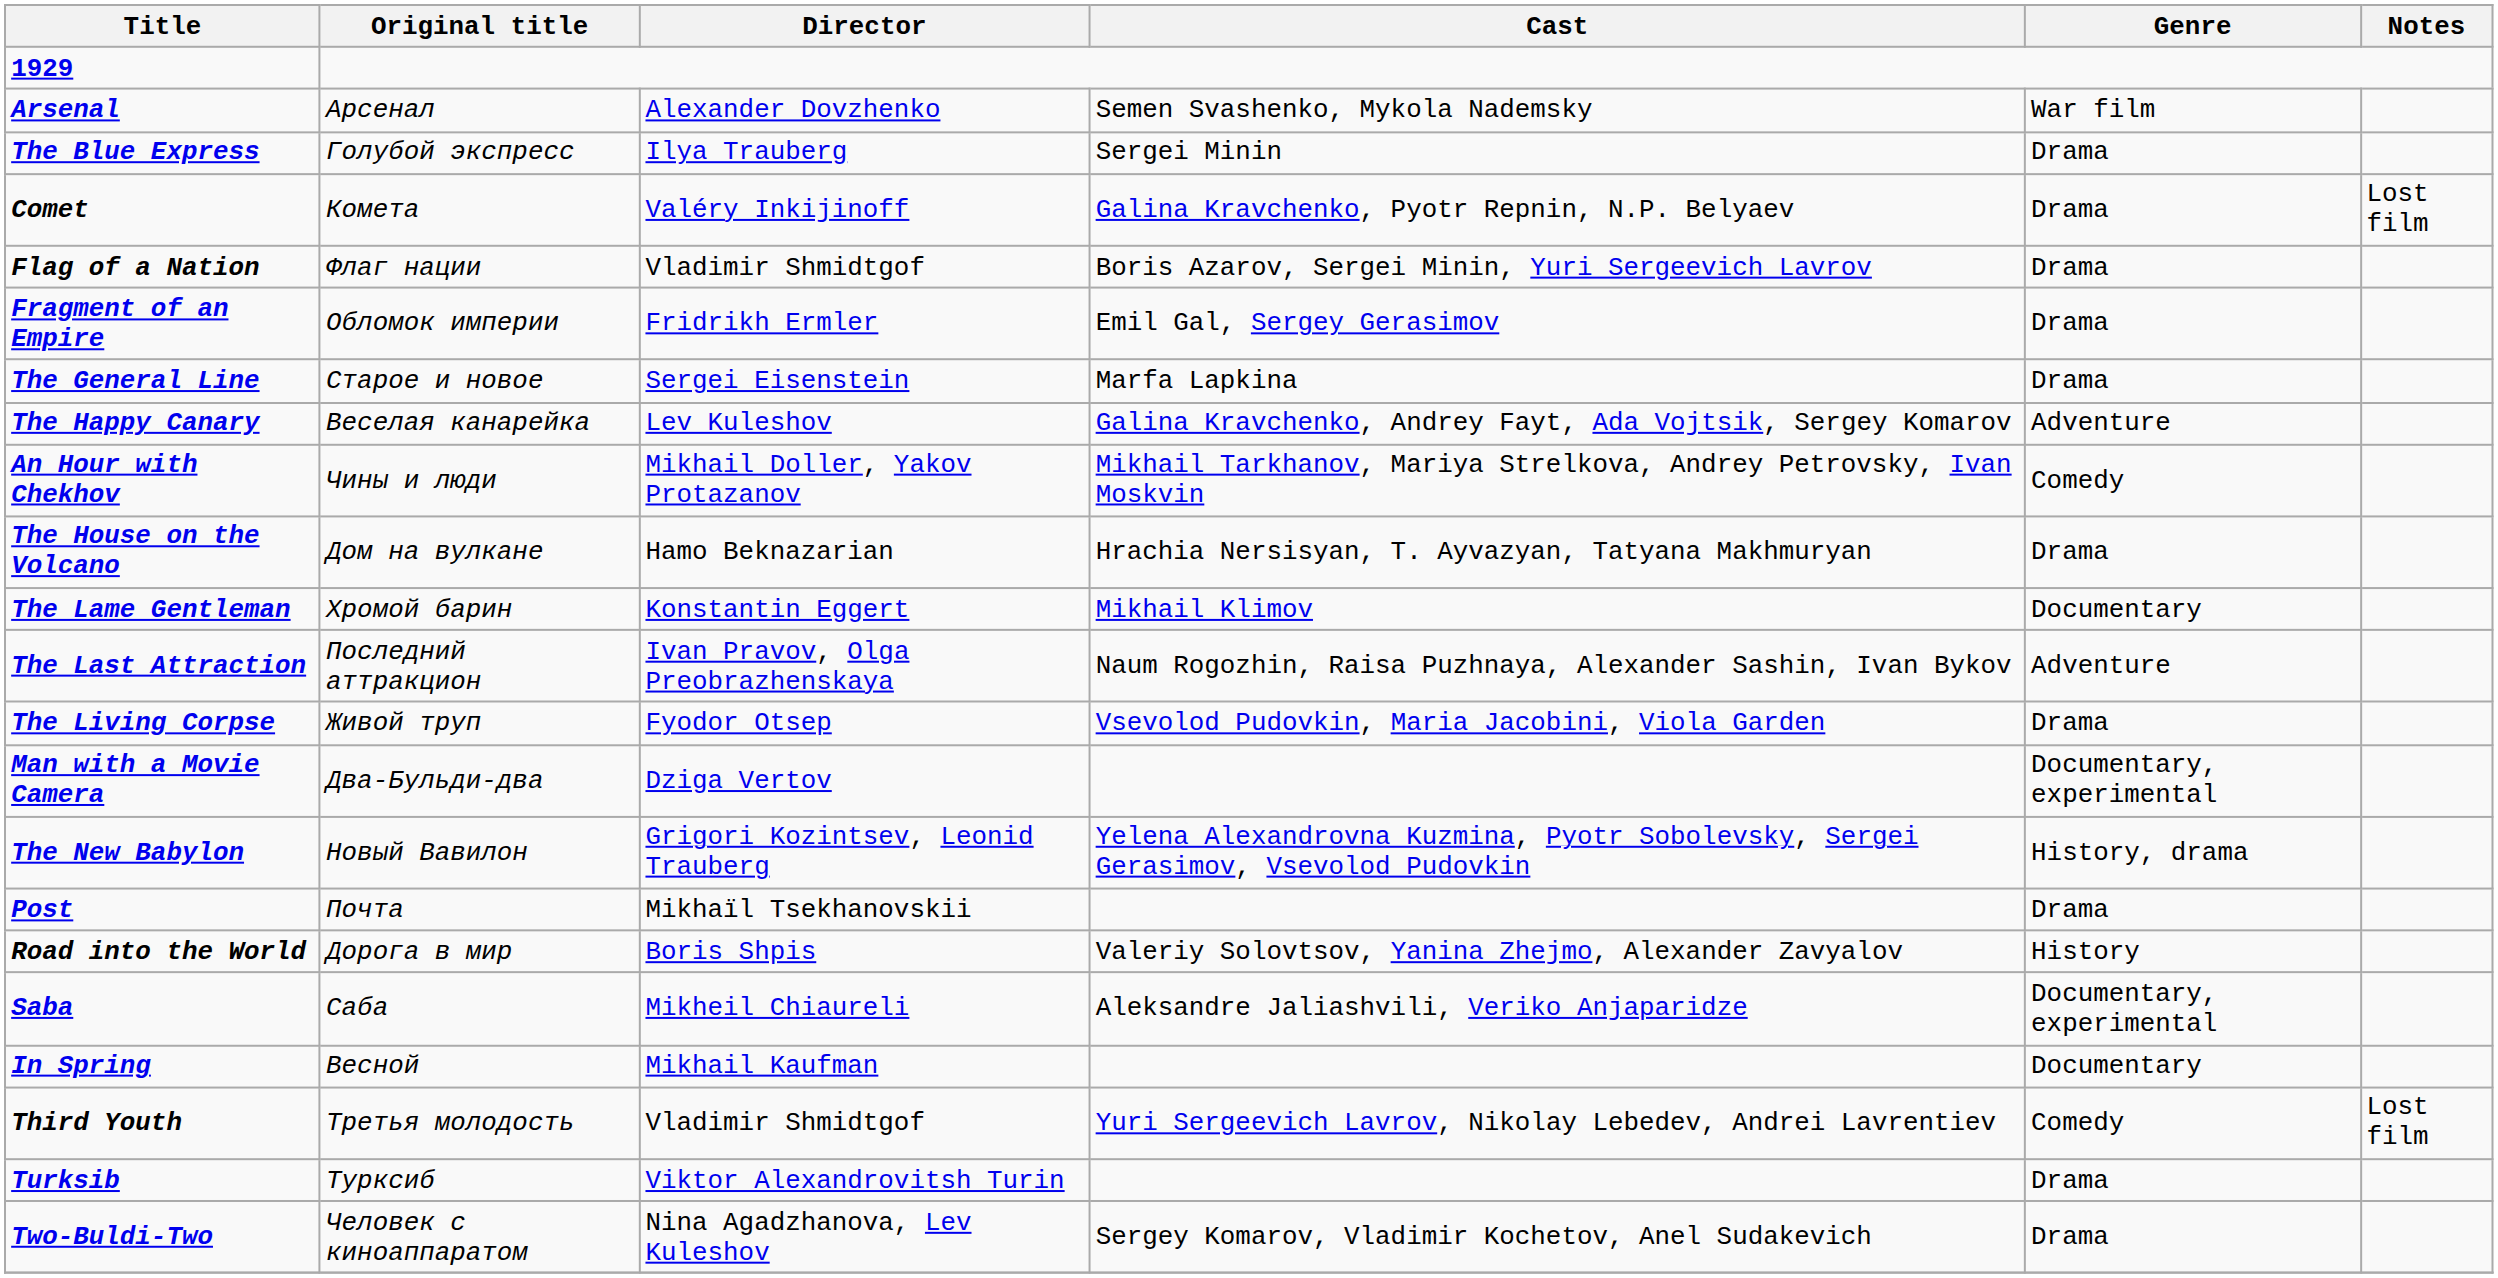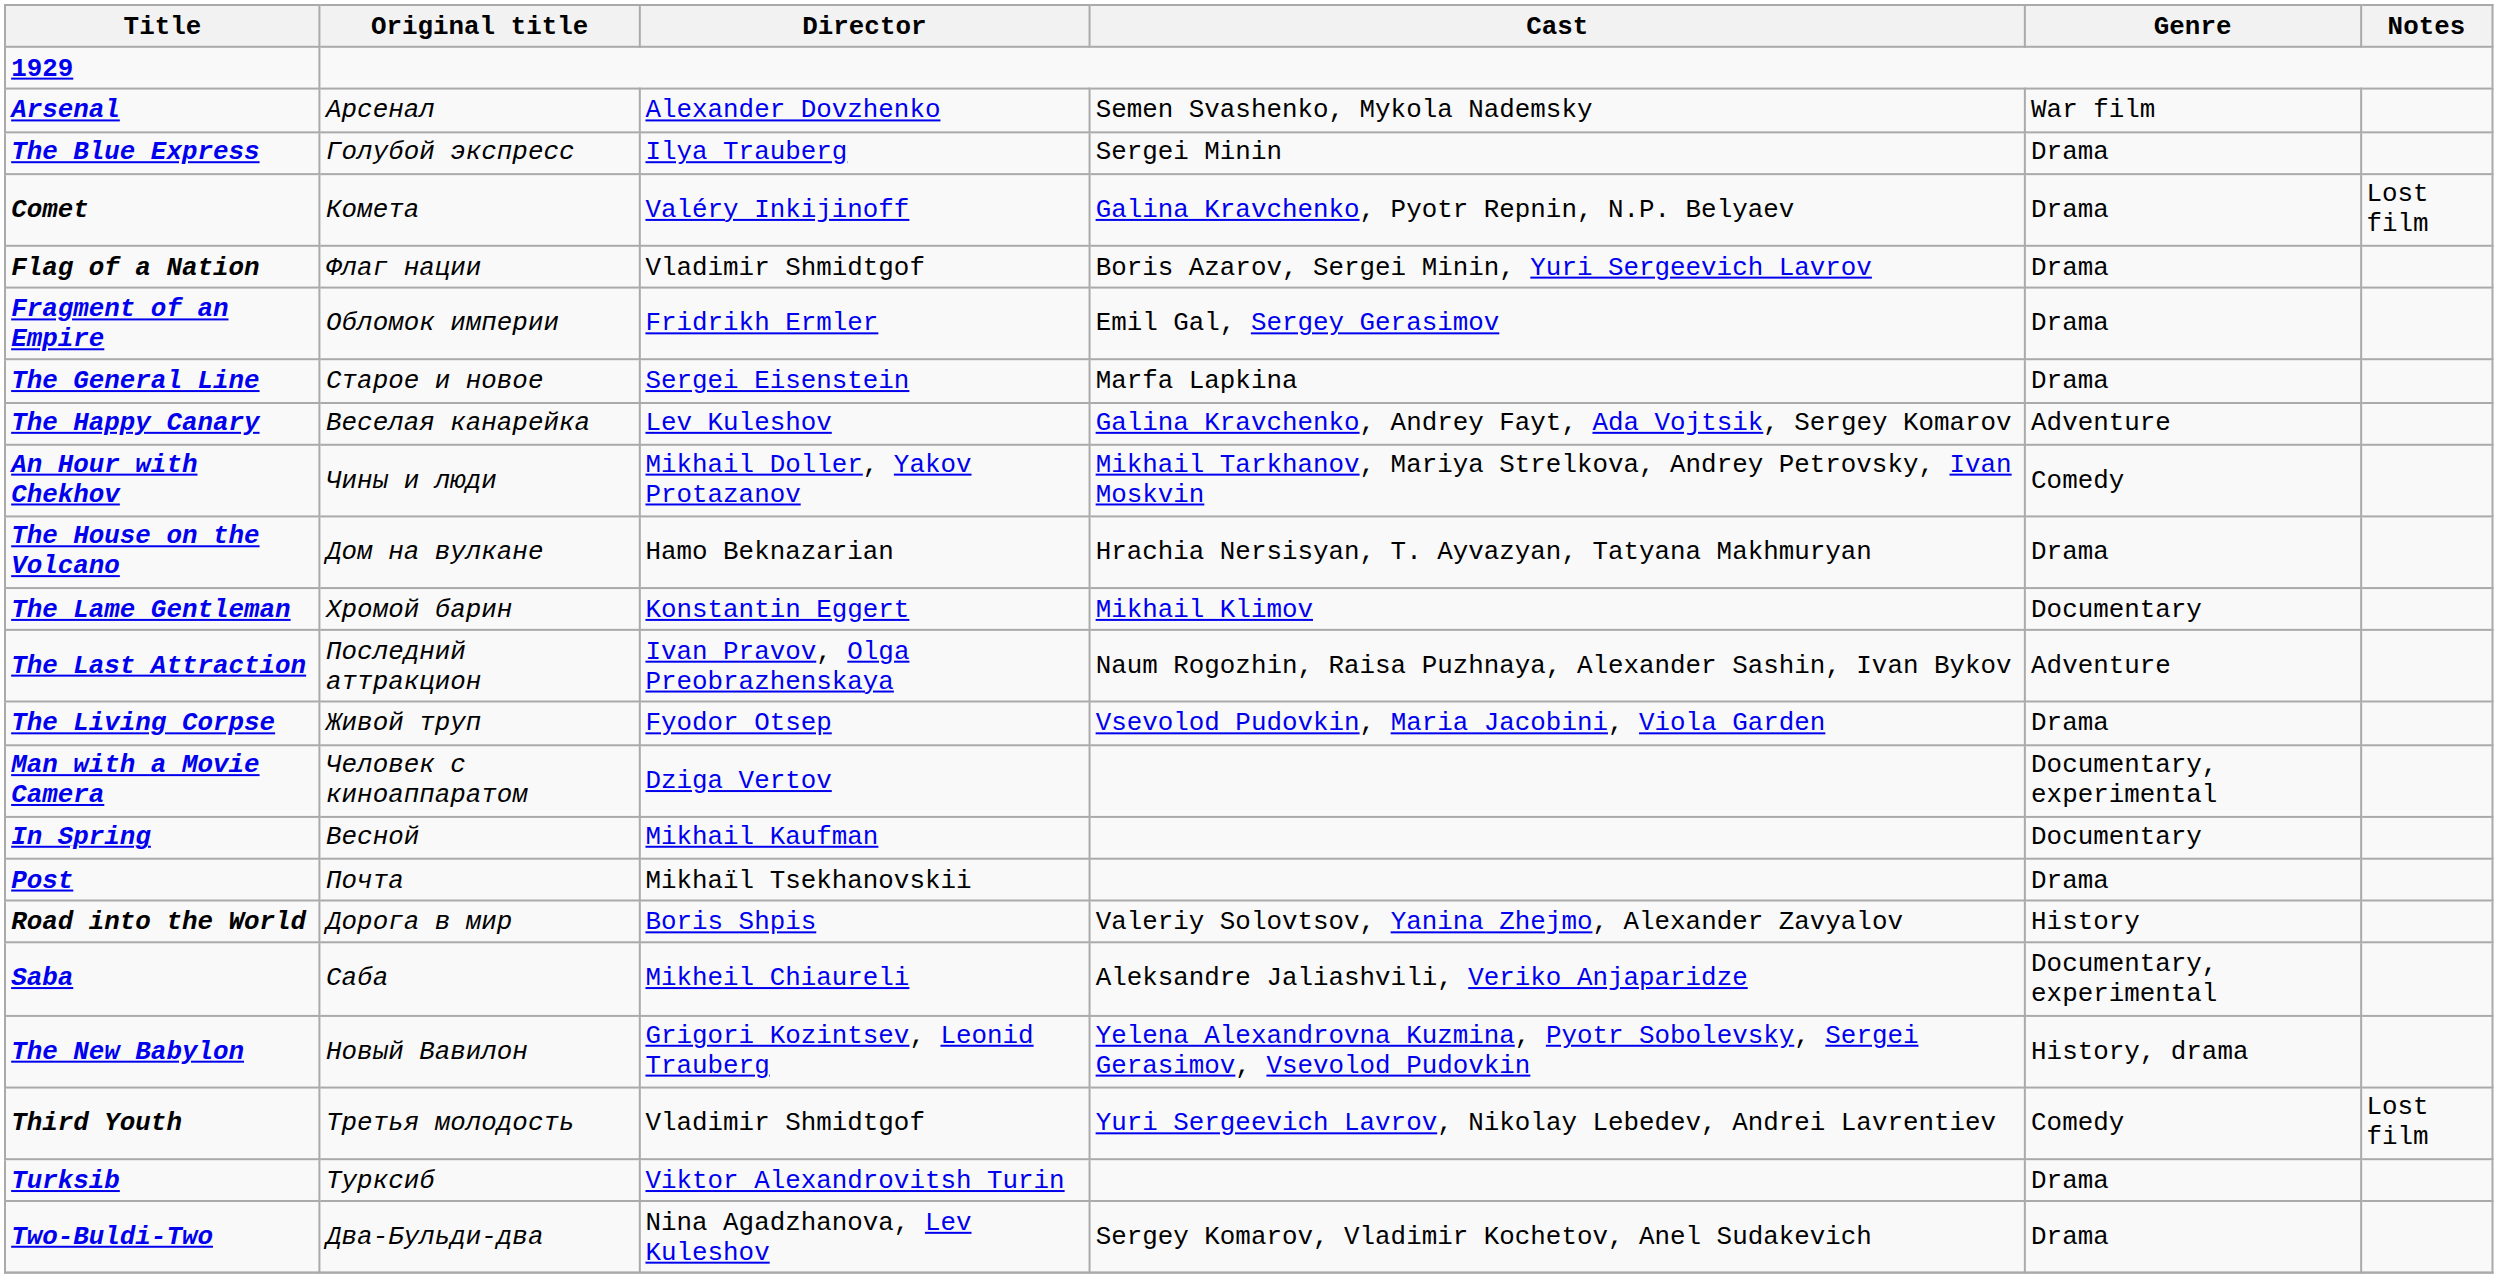(435, 781) Два-Бульди-два -> (427, 781) Человек с киноаппаратом
rows swapped: (128, 853) <-> (81, 1066)
(427, 1237) Человек с киноаппаратом -> (435, 1237) Два-Бульди-два
